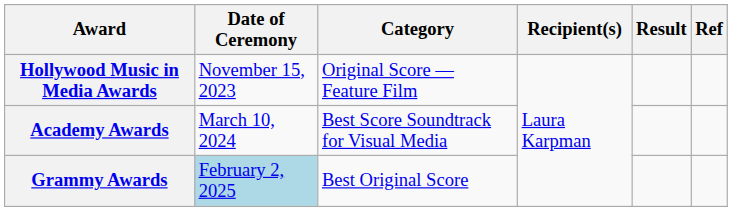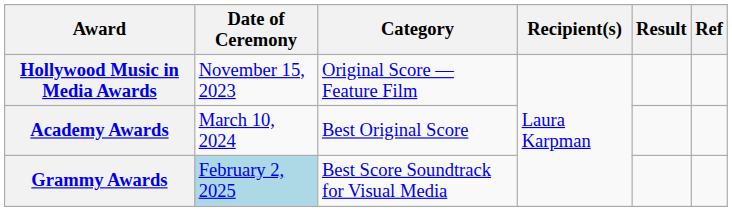(407, 130) Best Score Soundtrack for Visual Media -> (395, 130) Best Original Score
(395, 180) Best Original Score -> (407, 180) Best Score Soundtrack for Visual Media
